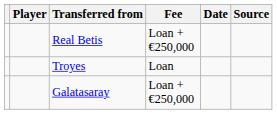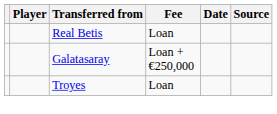(171, 40) Loan + €250,000 -> (161, 33) Loan
rows swapped: (81, 92) <-> (69, 66)
